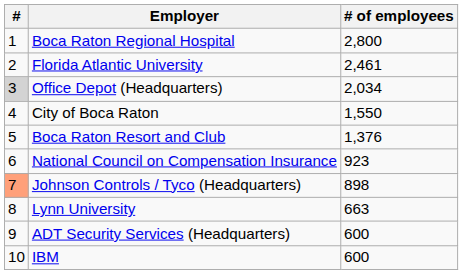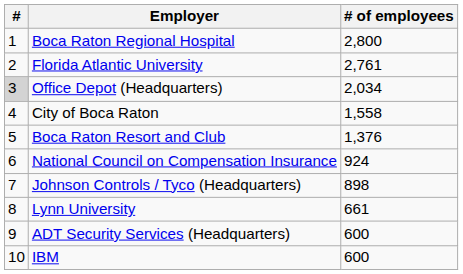(363, 64) 2,461 -> (363, 64) 2,761
(363, 112) 1,550 -> (363, 112) 1,558
(357, 161) 923 -> (357, 161) 924
(12, 185) lightsalmon background -> (12, 185) no background
(357, 209) 663 -> (357, 209) 661
